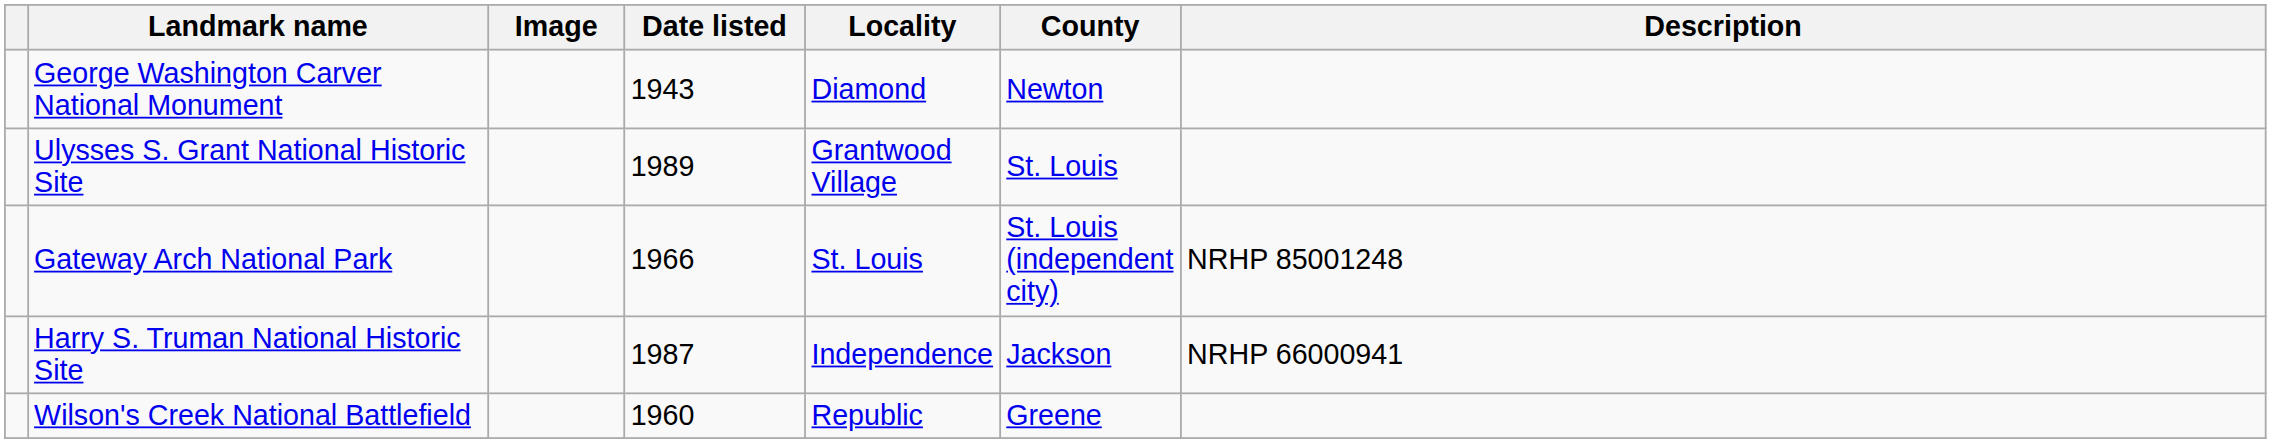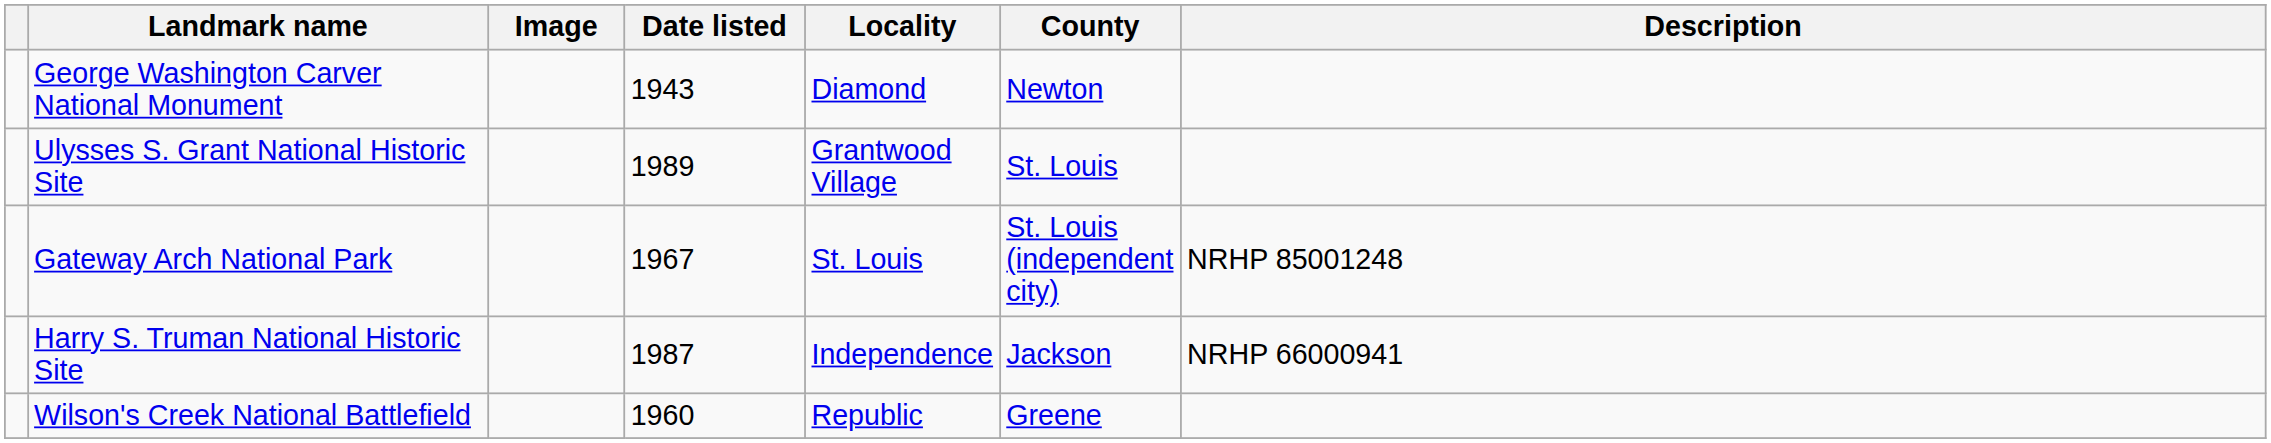(662, 260) 1966 -> (662, 260) 1967
